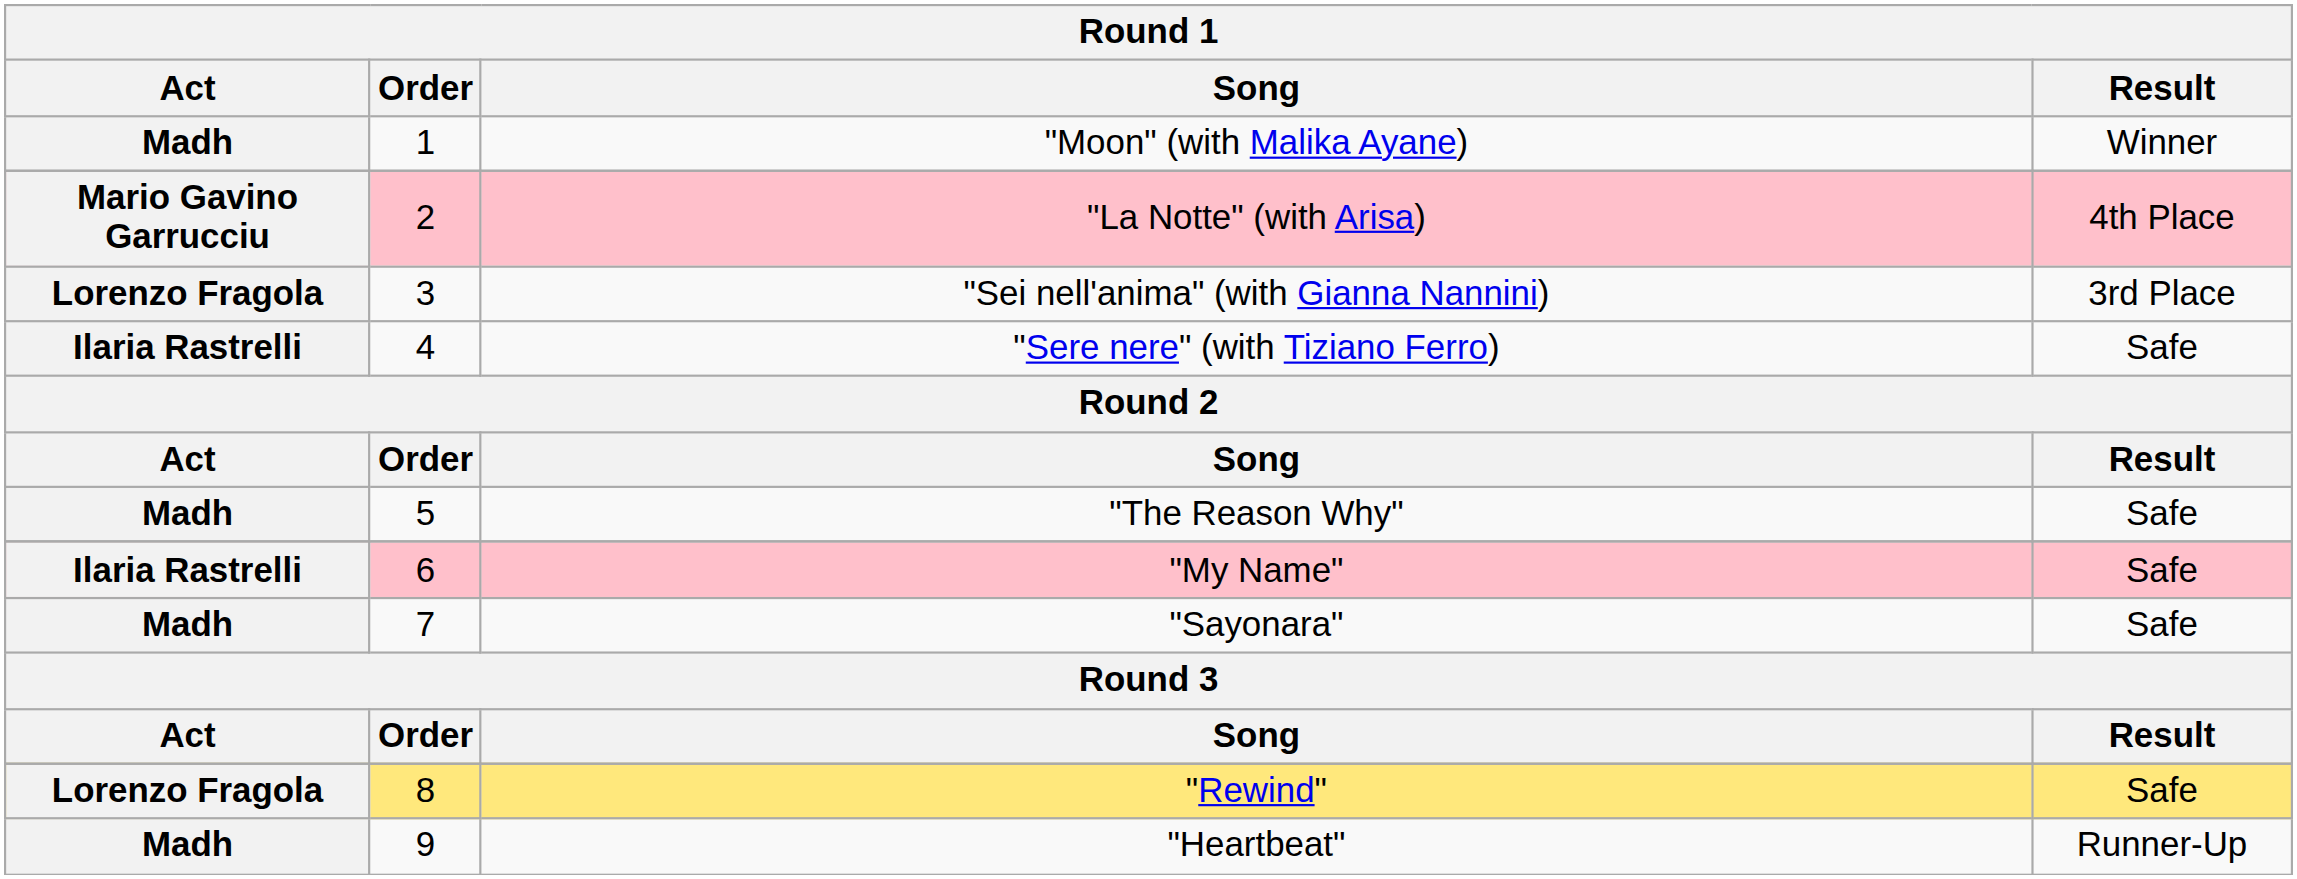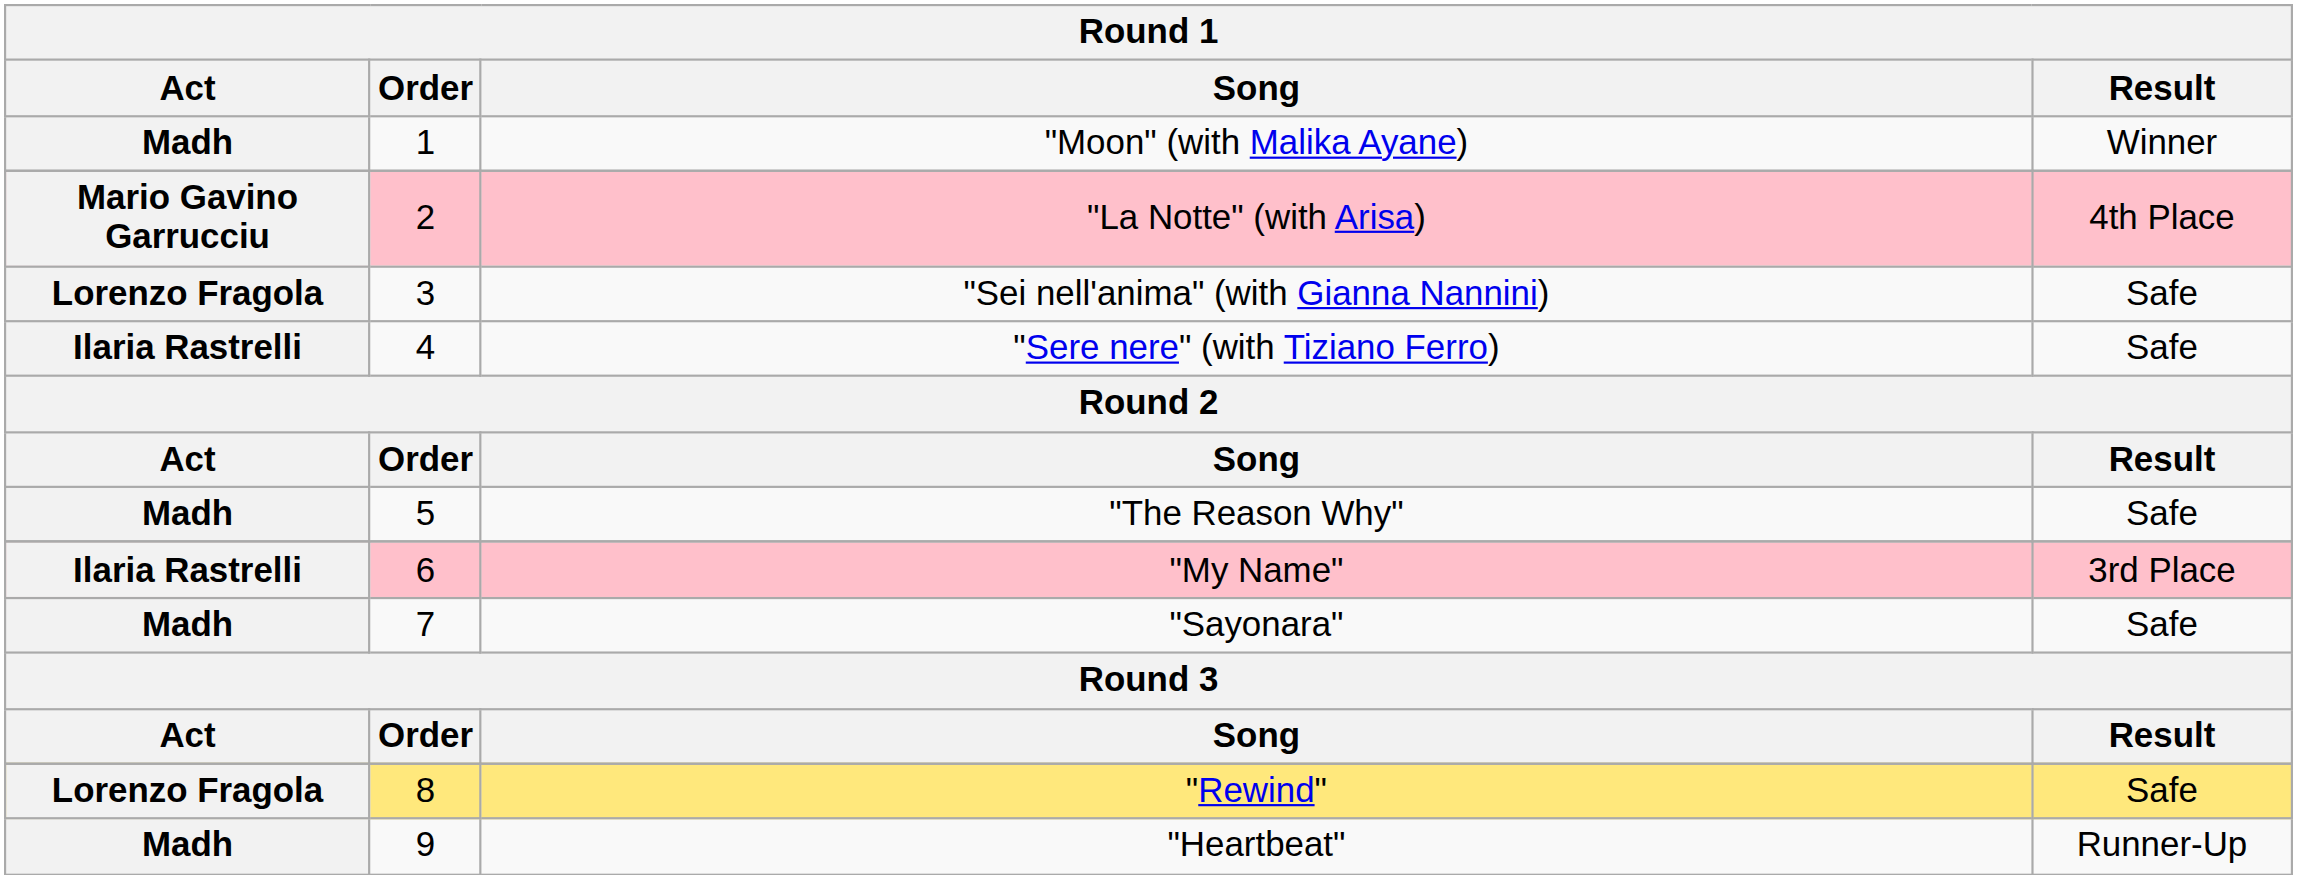(2162, 292) 3rd Place -> (2162, 292) Safe
(2162, 569) Safe -> (2162, 569) 3rd Place
